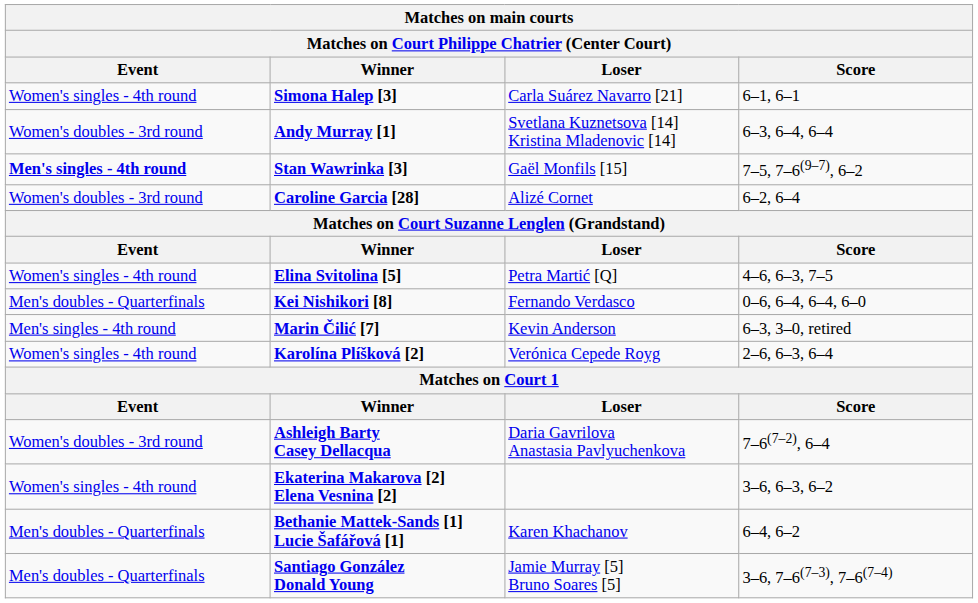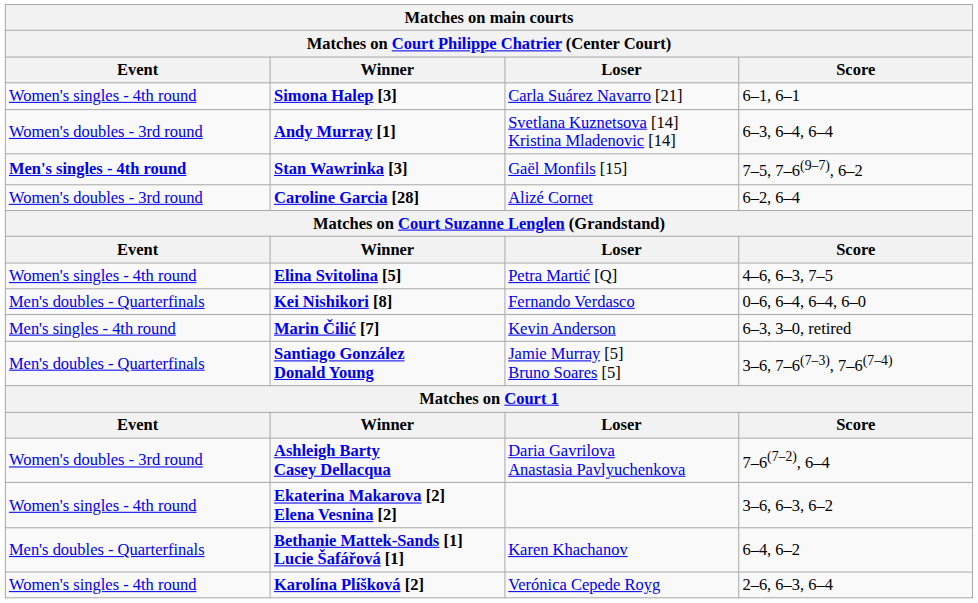rows swapped: (349, 354) <-> (339, 575)
